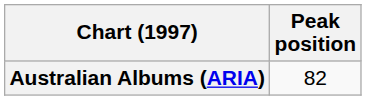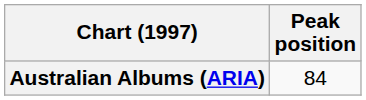(315, 77) 82 -> (315, 77) 84
